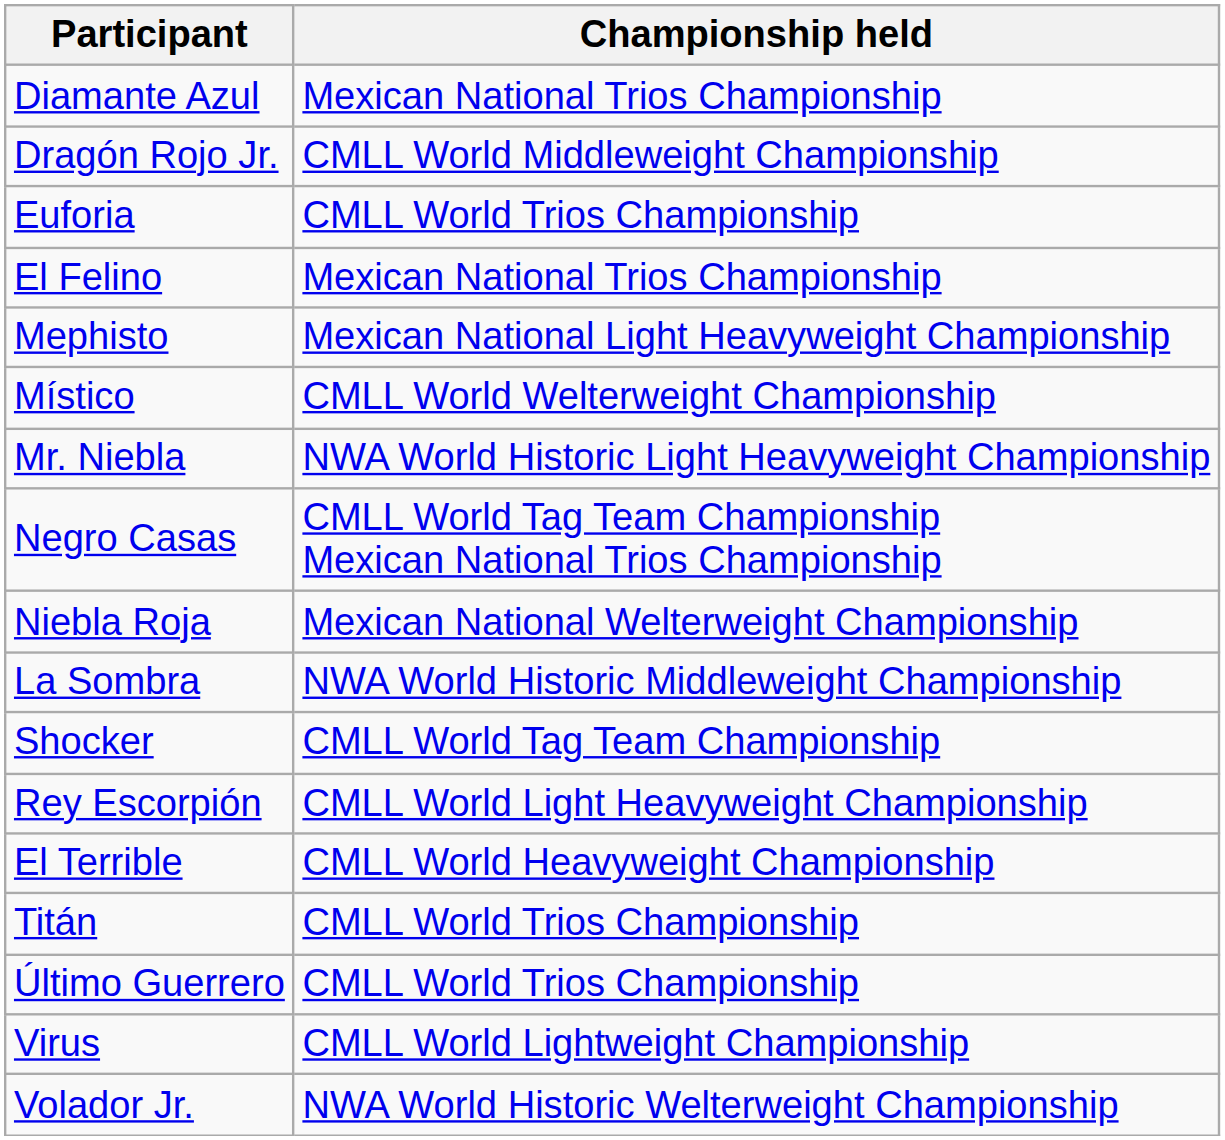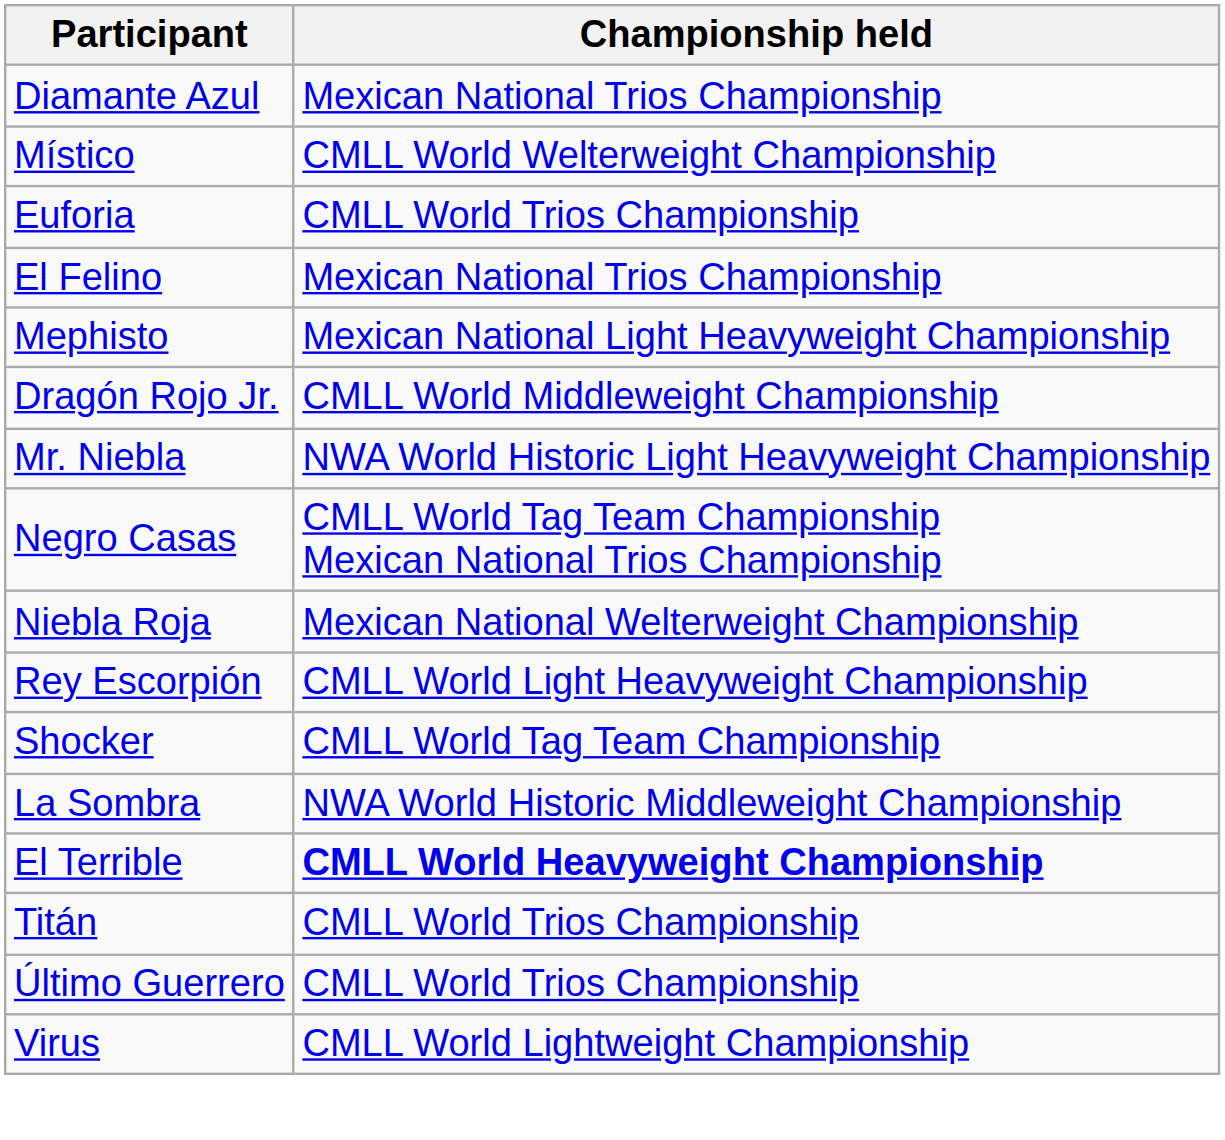rows swapped: (146, 155) <-> (74, 397)
rows swapped: (138, 802) <-> (107, 681)
(648, 862) normal -> (673, 862) bold
- row: (104, 1104)
